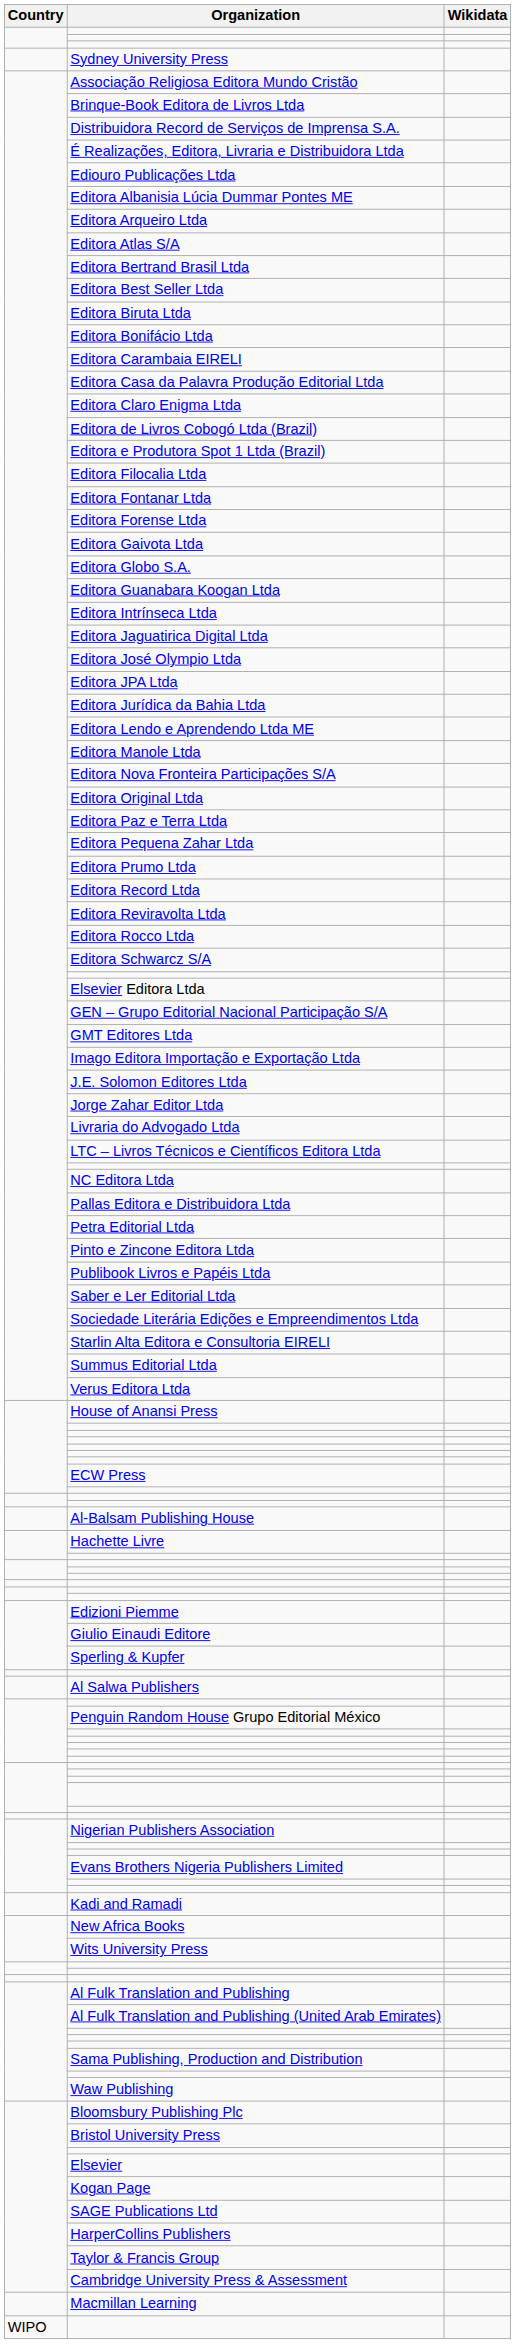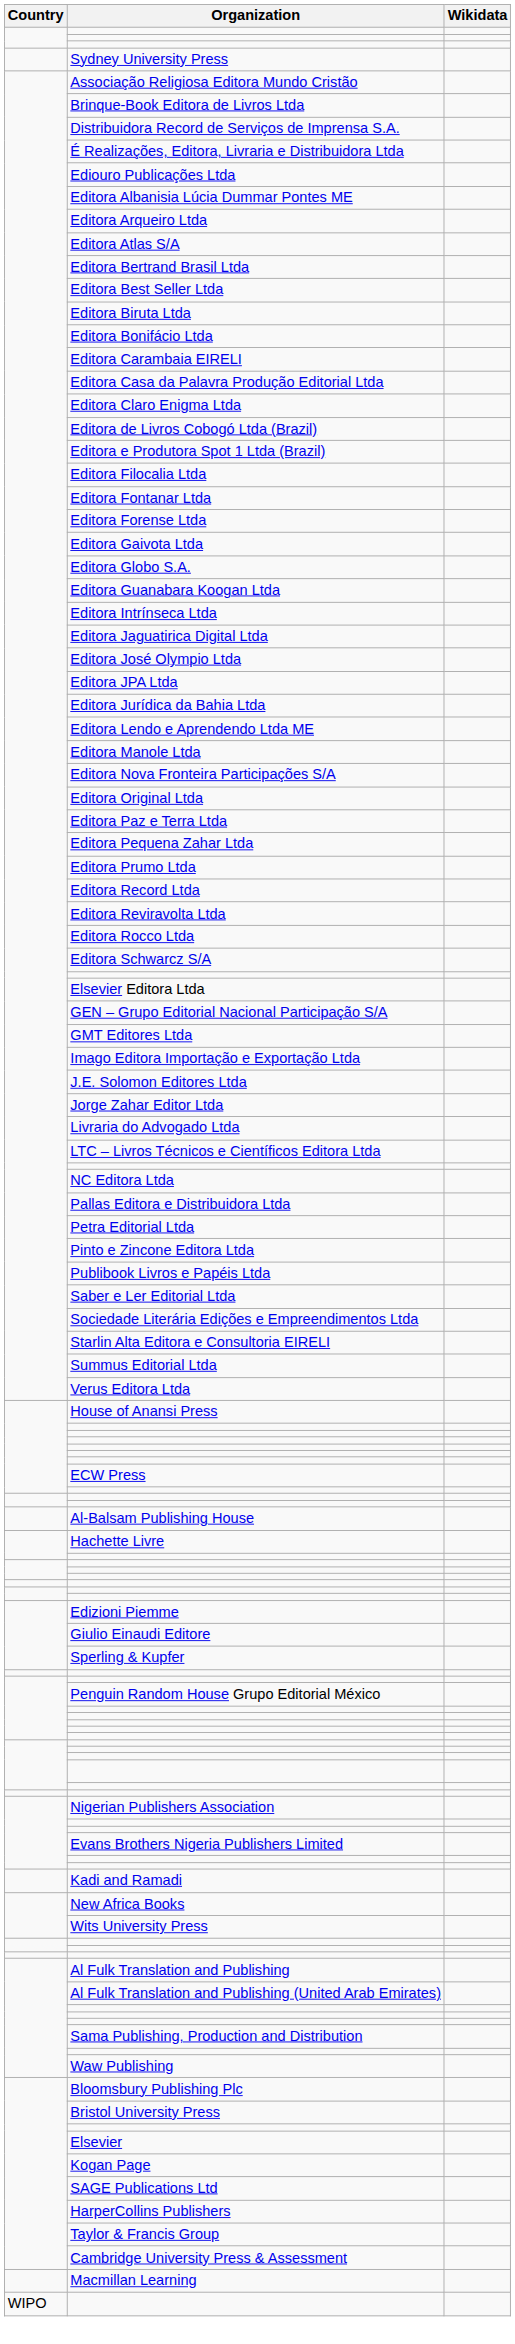- row: (36, 1688)
